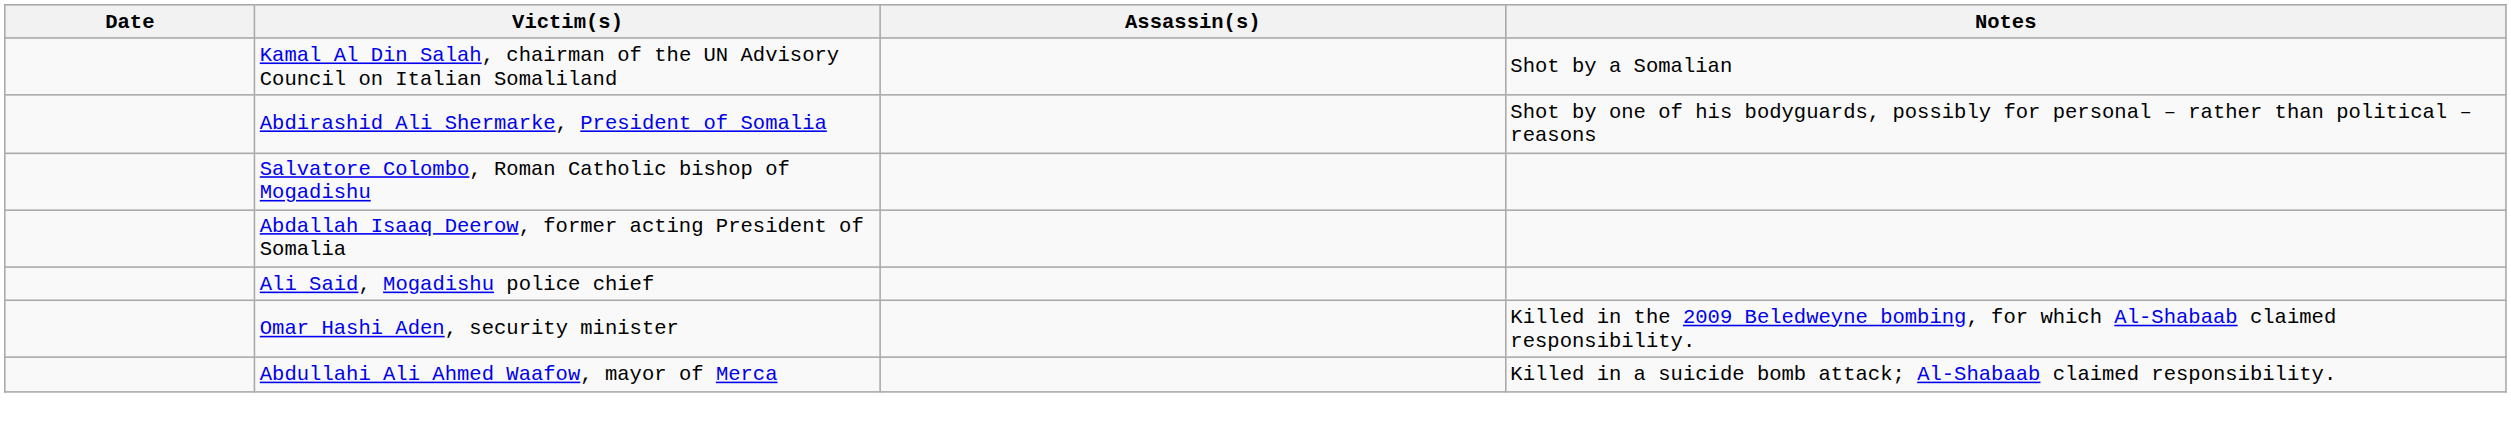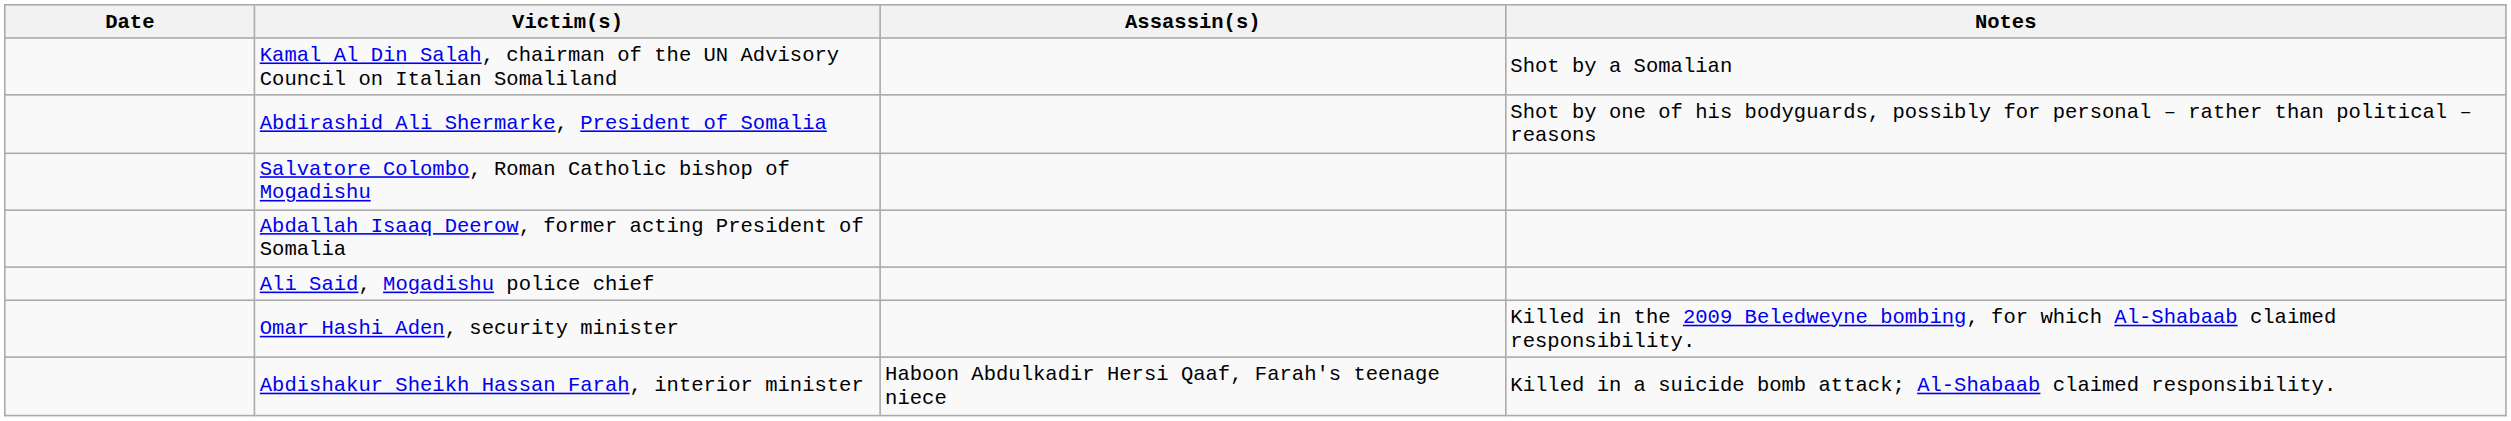+ row: (562, 386)
- row: (519, 374)
